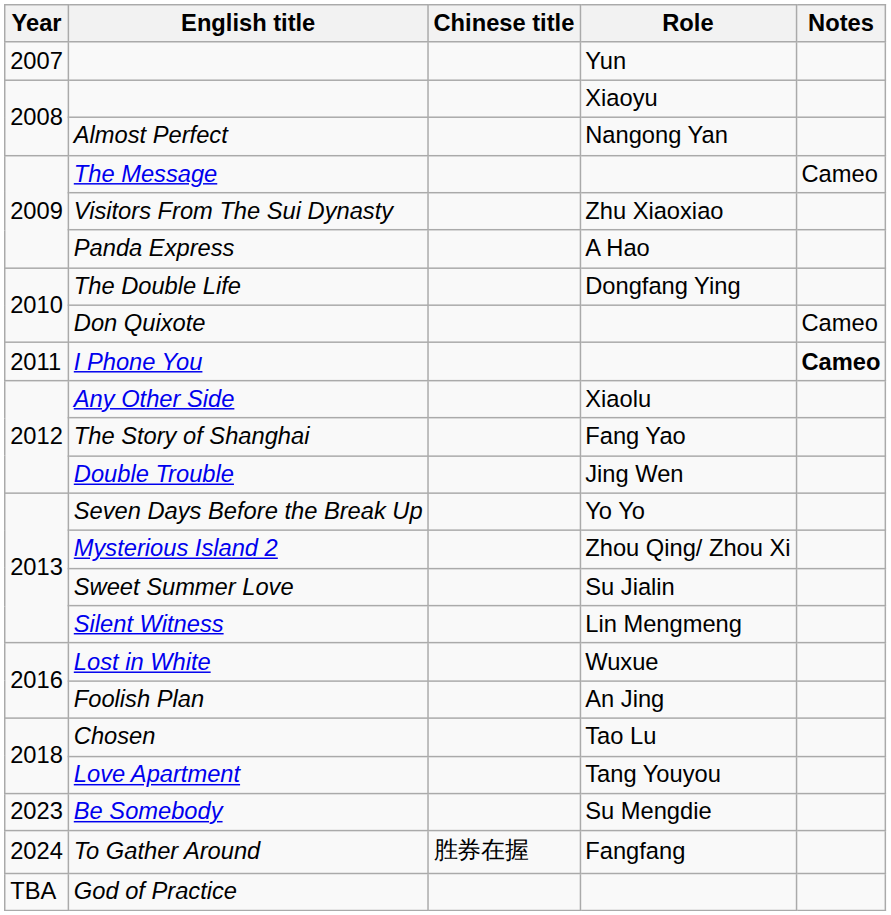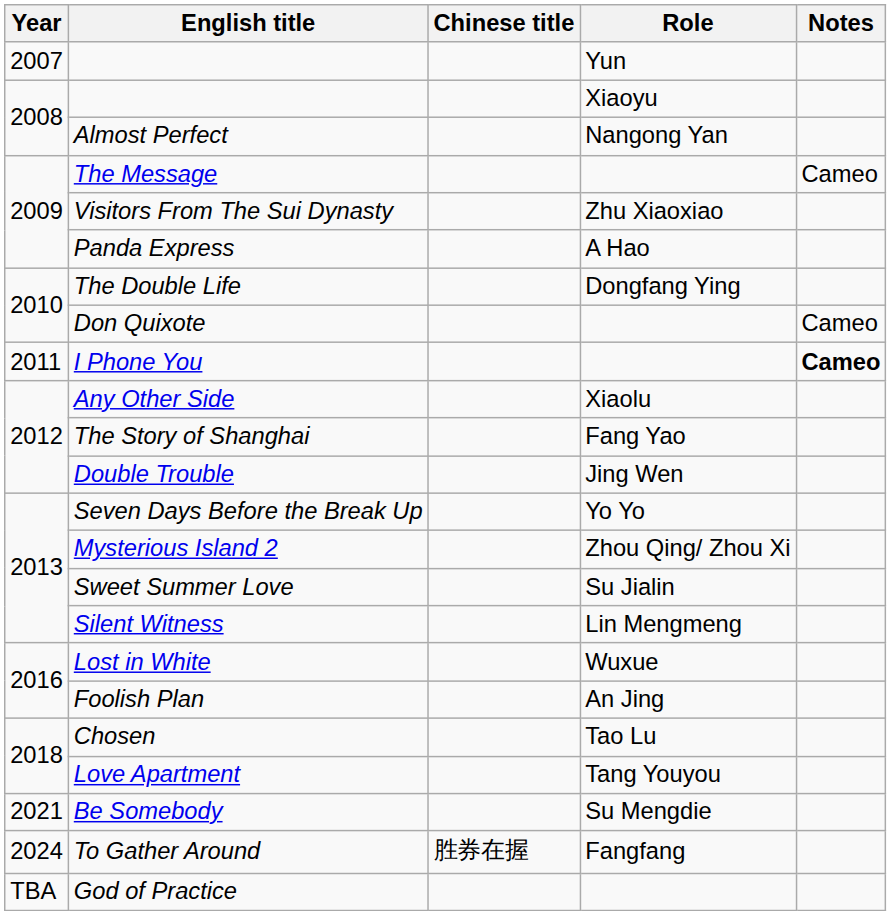(37, 811) 2023 -> (37, 811) 2021
